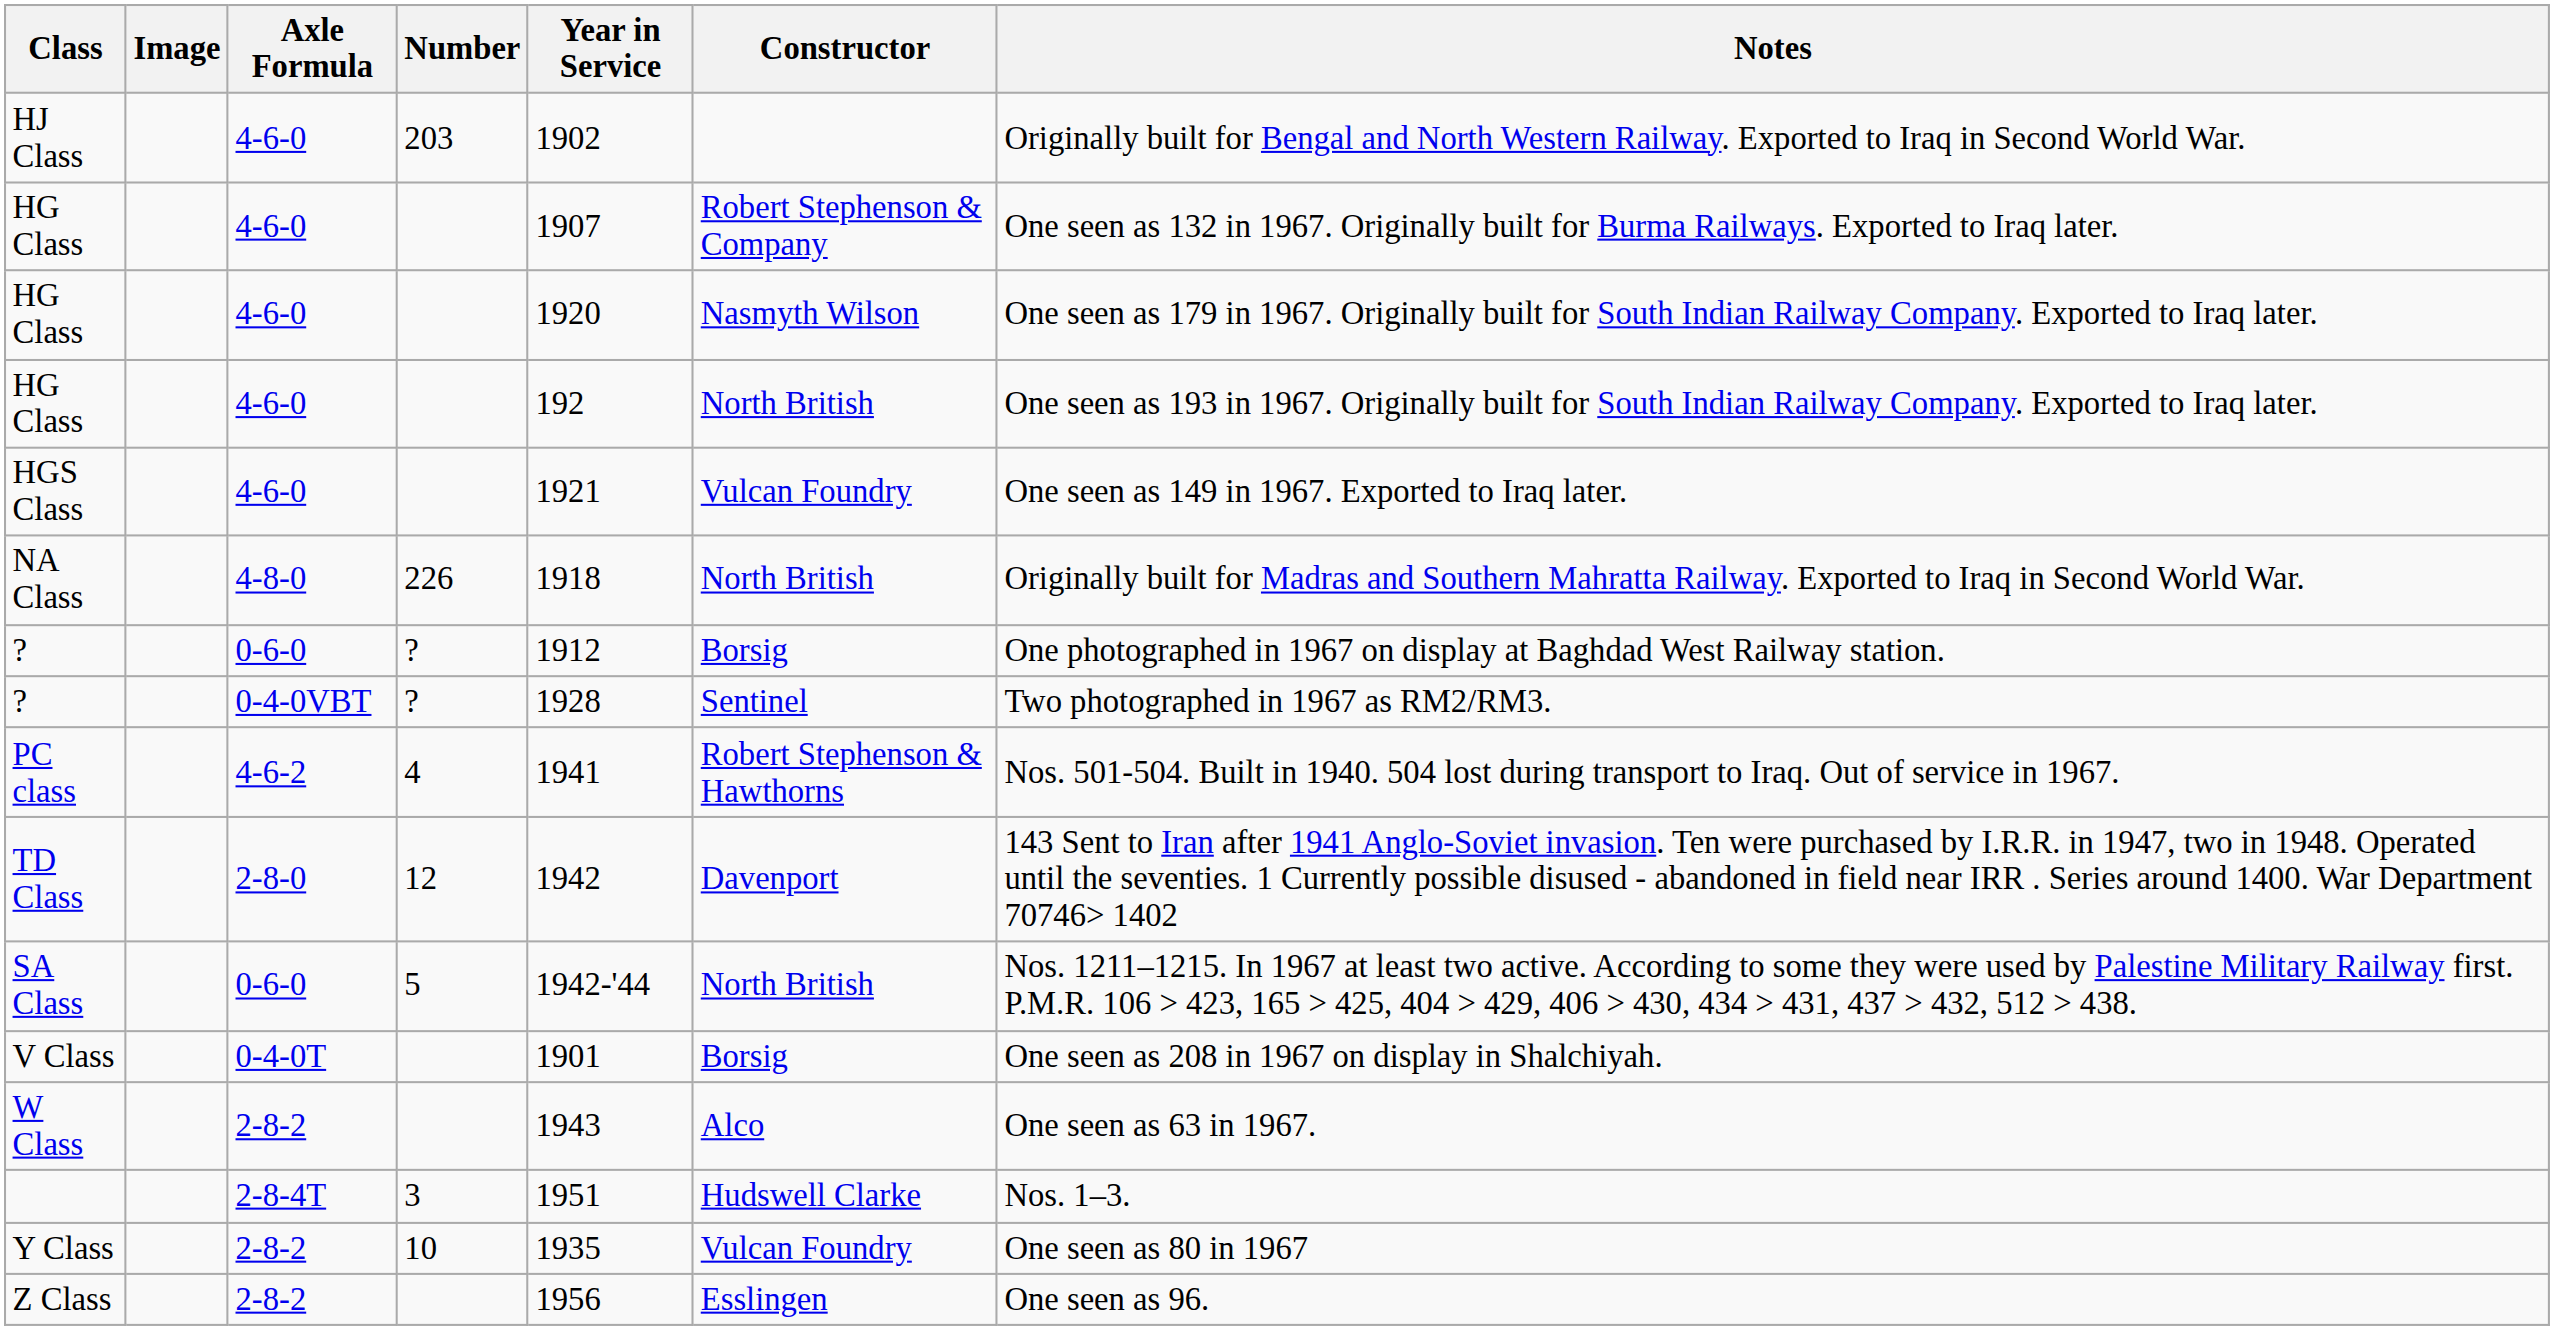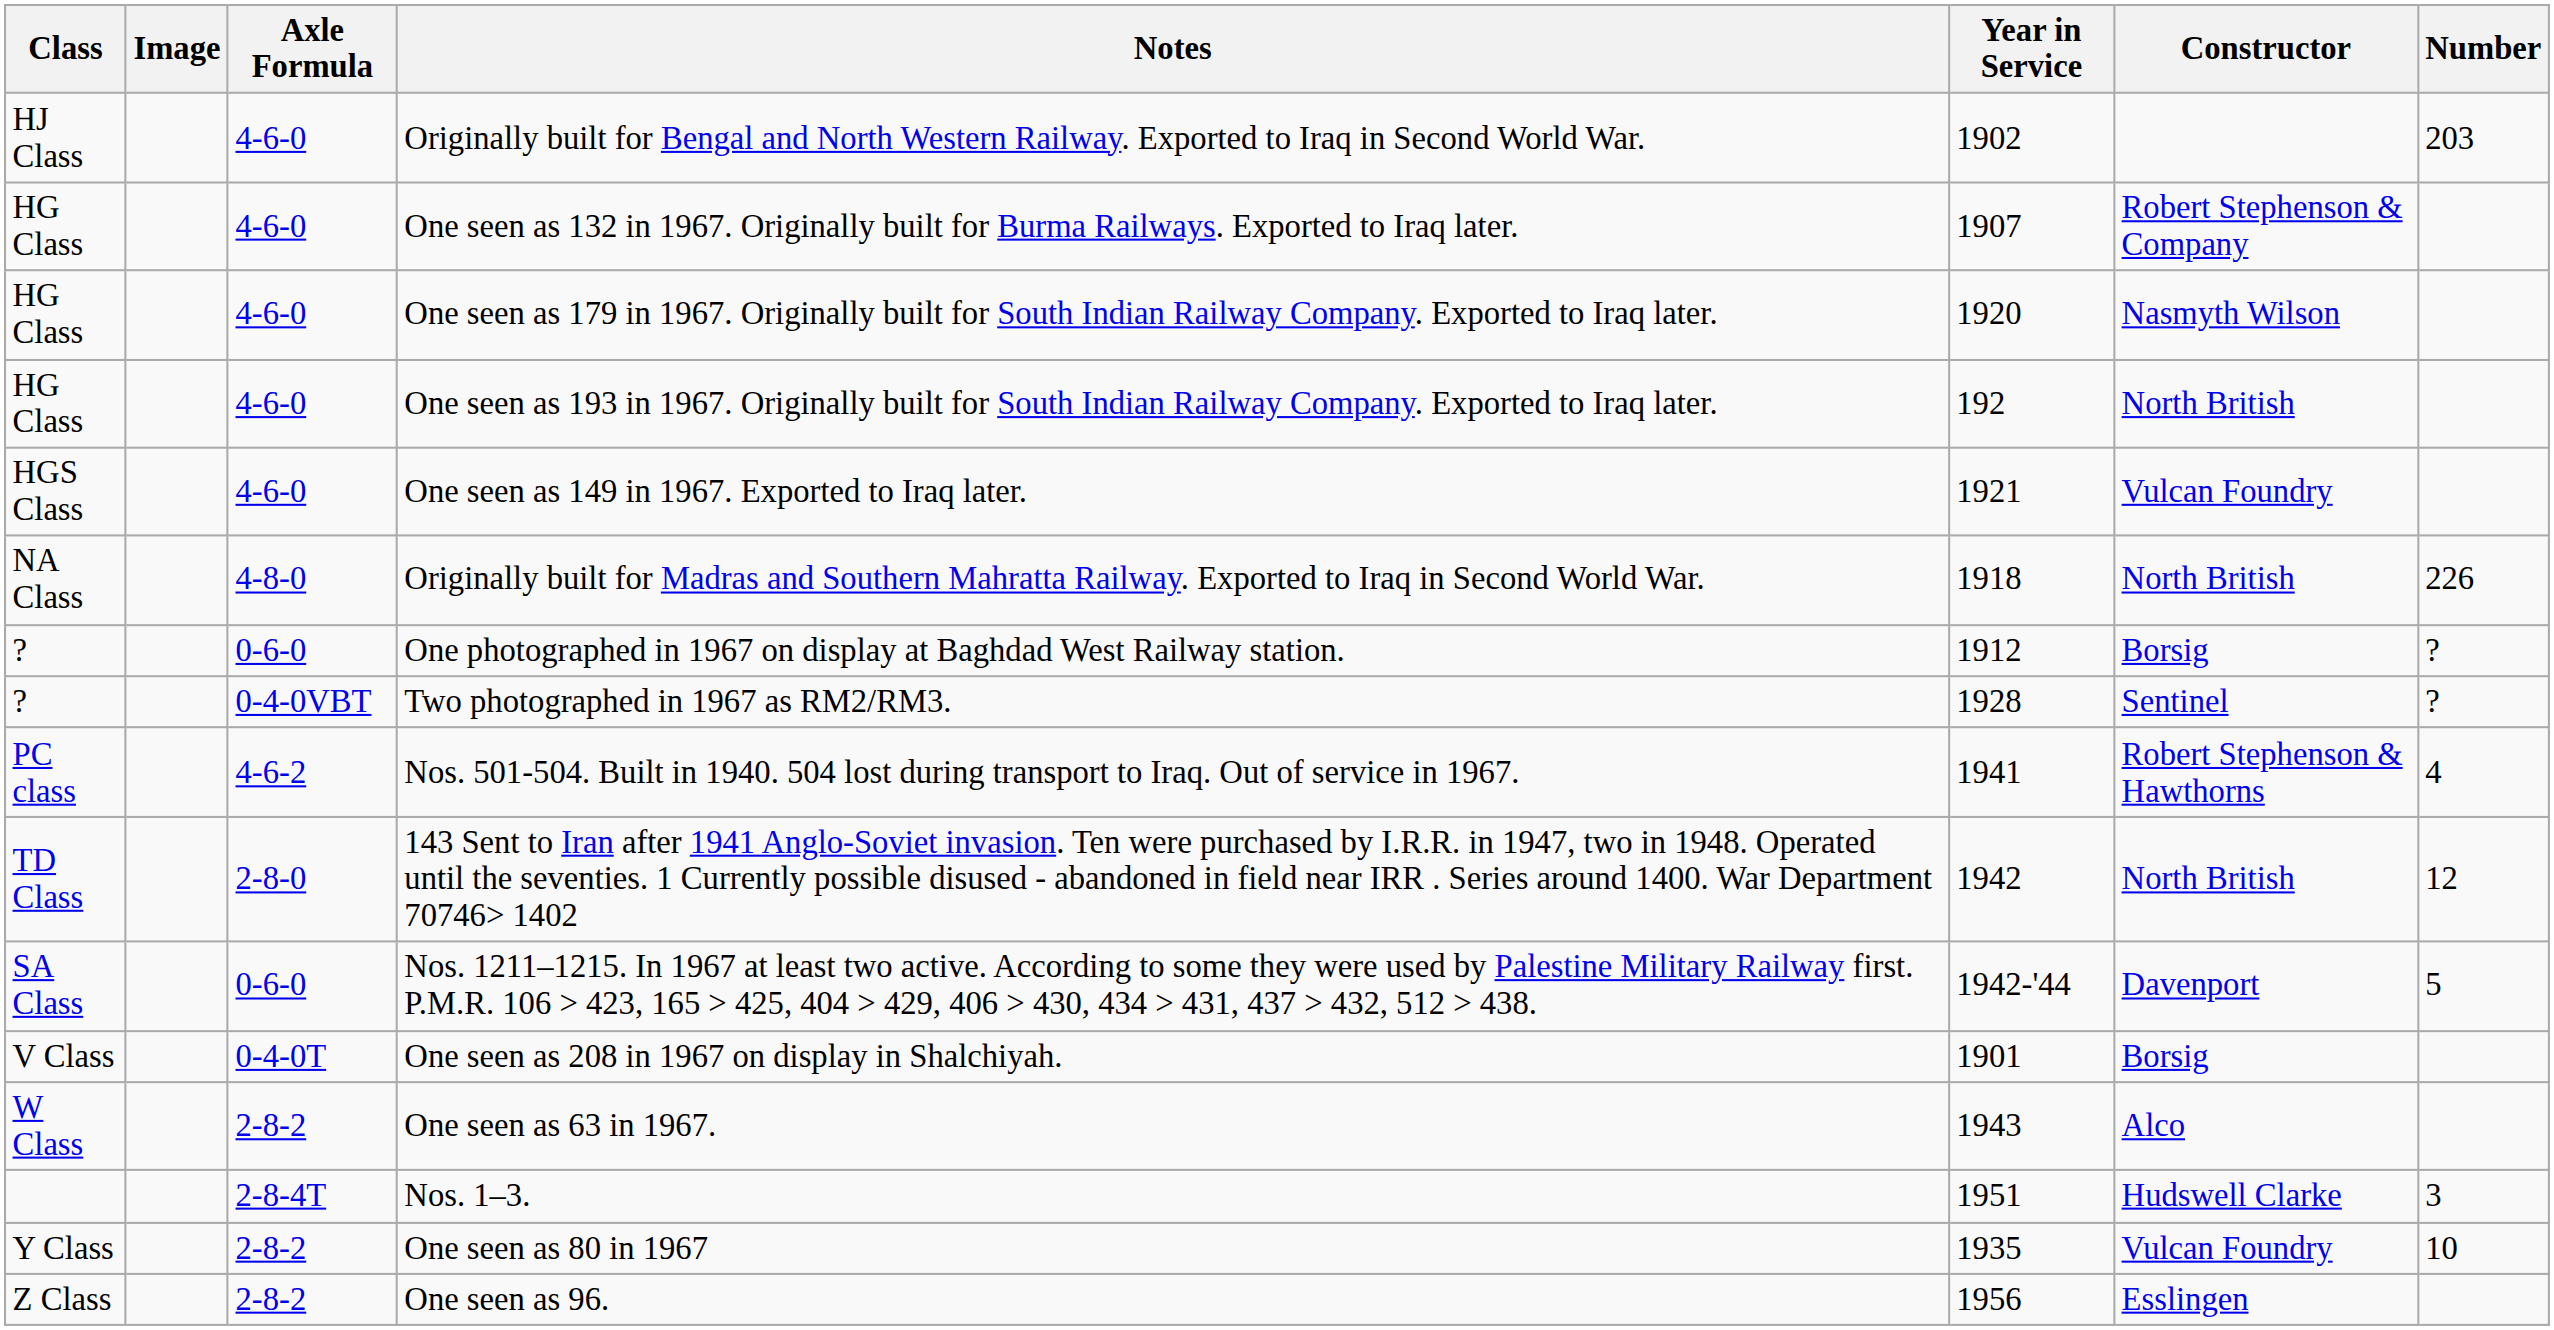columns swapped: (462, 48) <-> (1773, 48)
(770, 878) Davenport -> (2208, 878) North British
(787, 985) North British -> (2190, 985) Davenport
